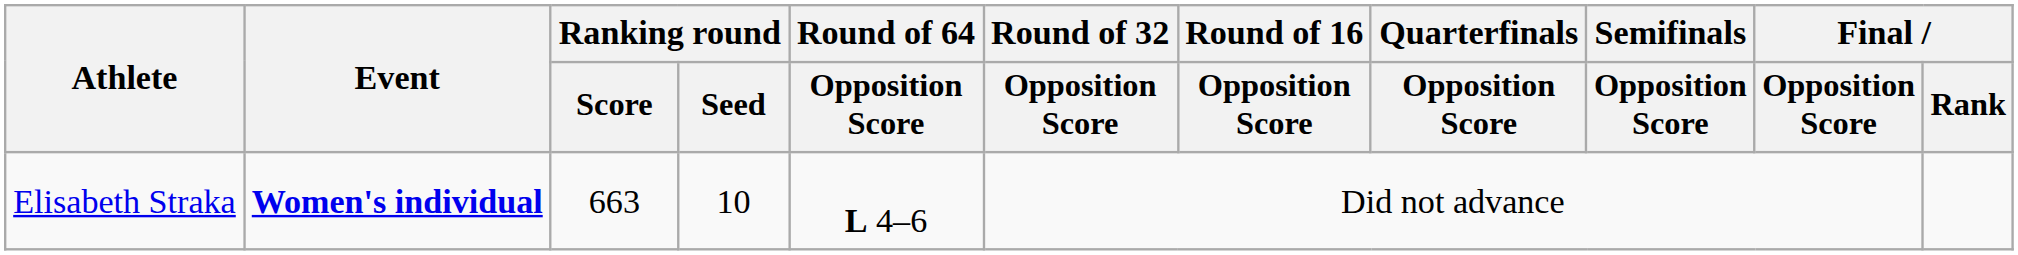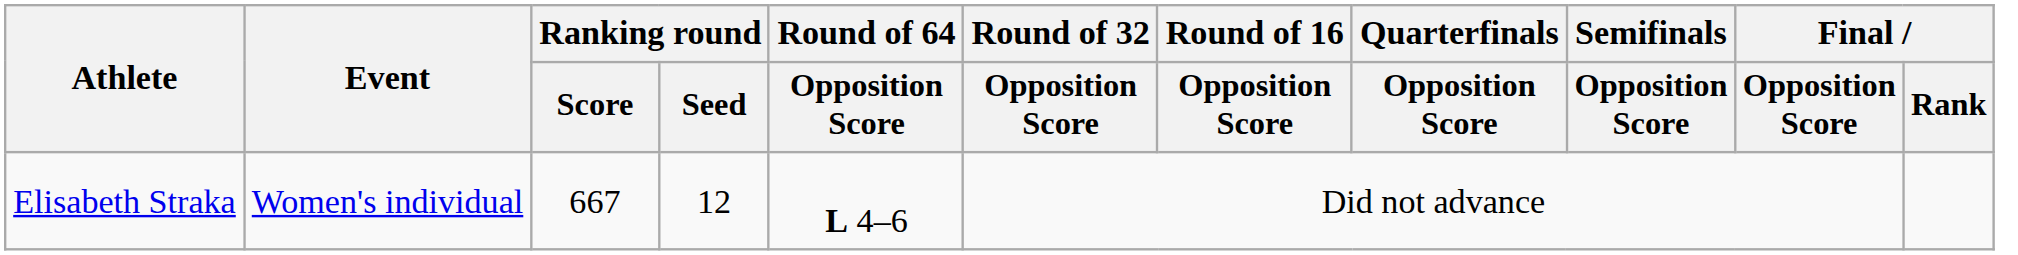(397, 200) bold -> (388, 200) normal
(614, 200) 663 -> (595, 200) 667
(733, 200) 10 -> (714, 200) 12
